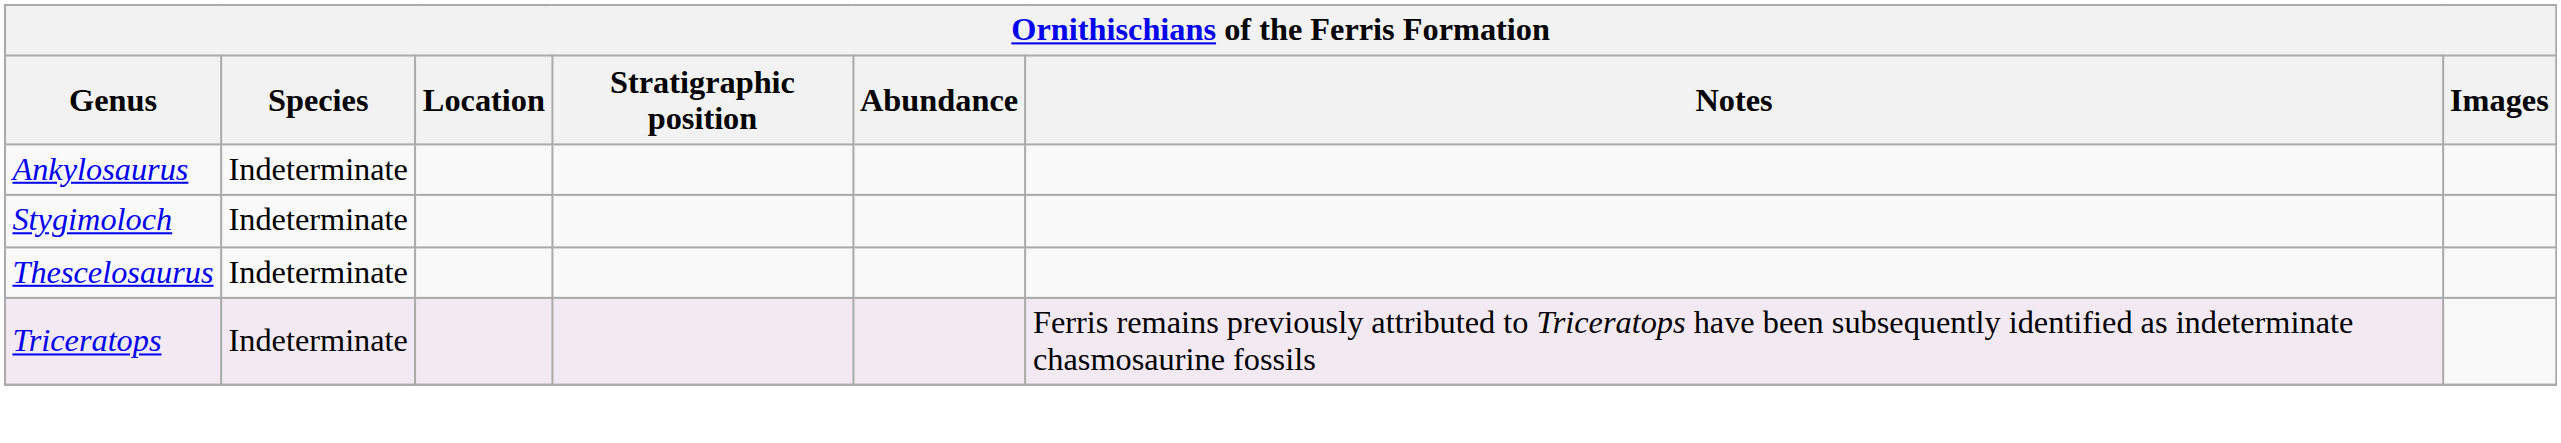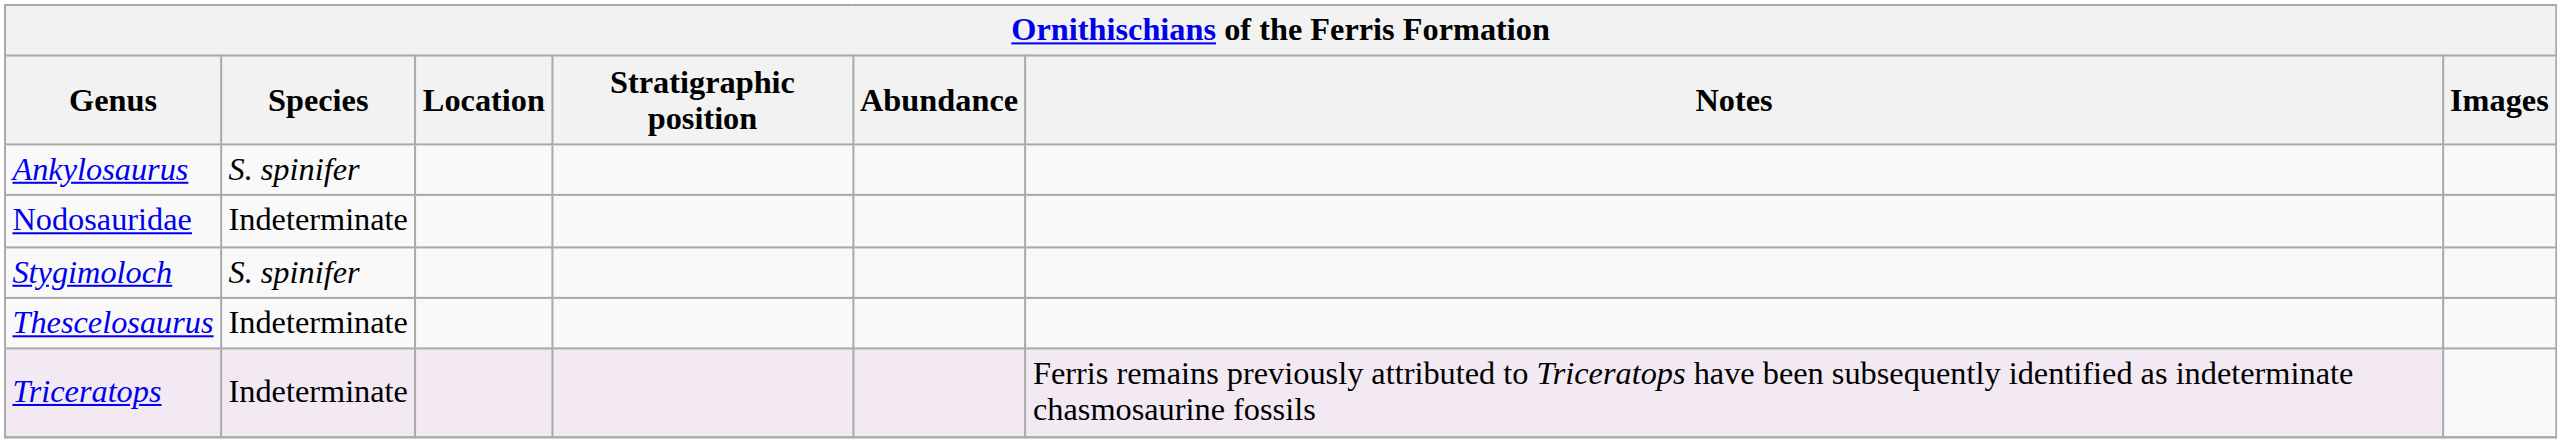(318, 169) Indeterminate -> (294, 169) S. spinifer
+ row: (102, 220)
(318, 220) Indeterminate -> (294, 271) S. spinifer
